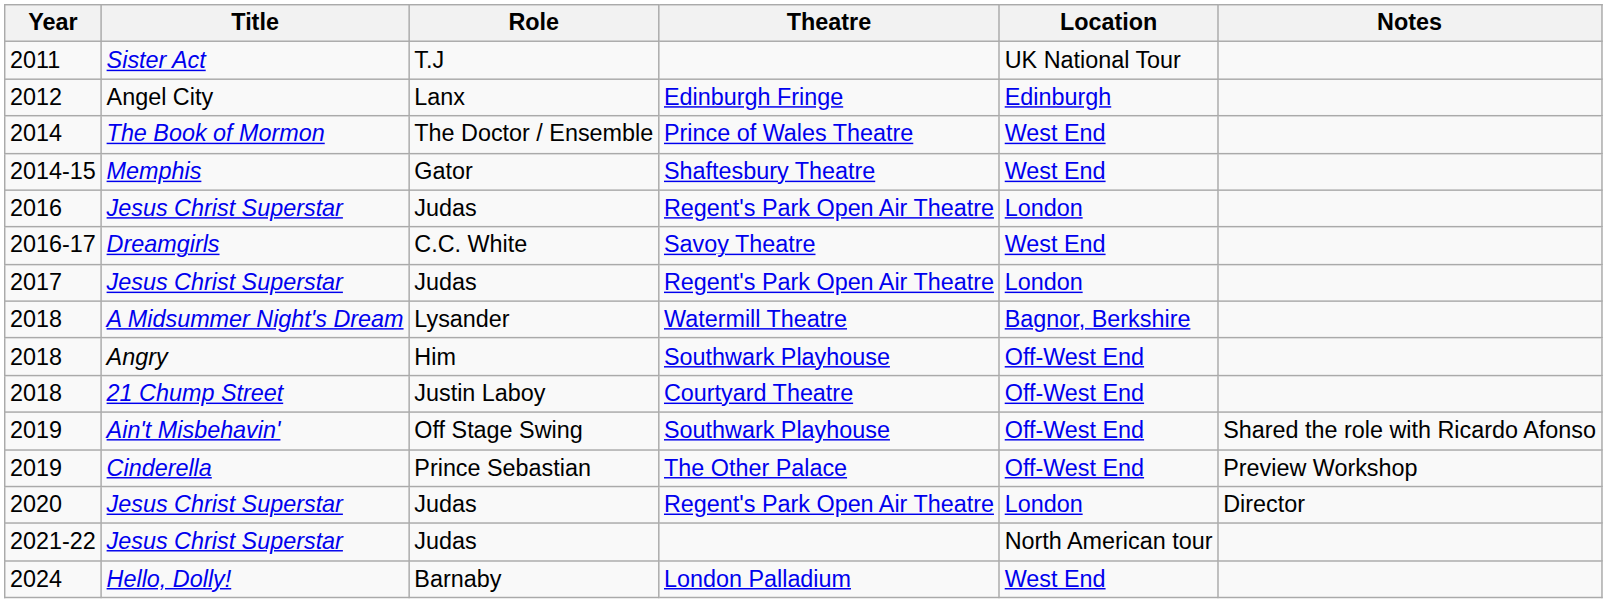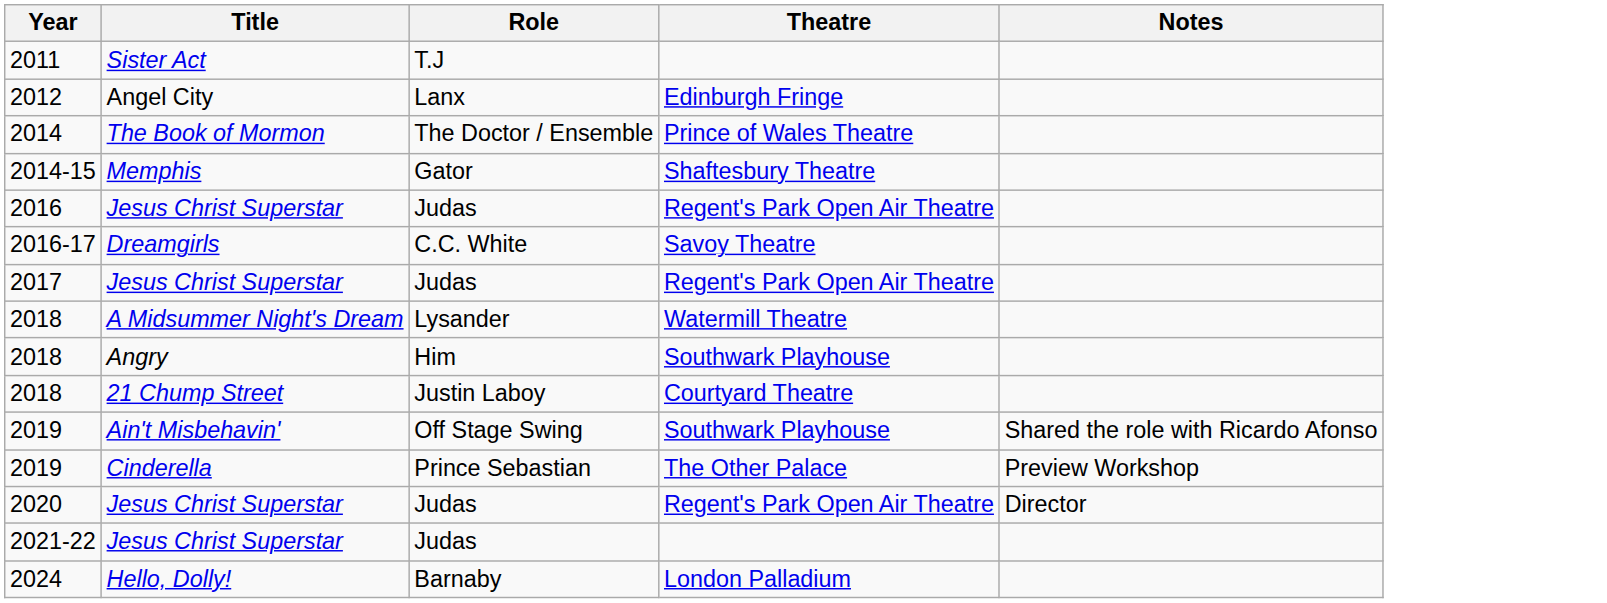- column: (1109, 23)
